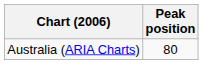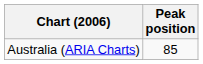(170, 49) 80 -> (170, 49) 85
